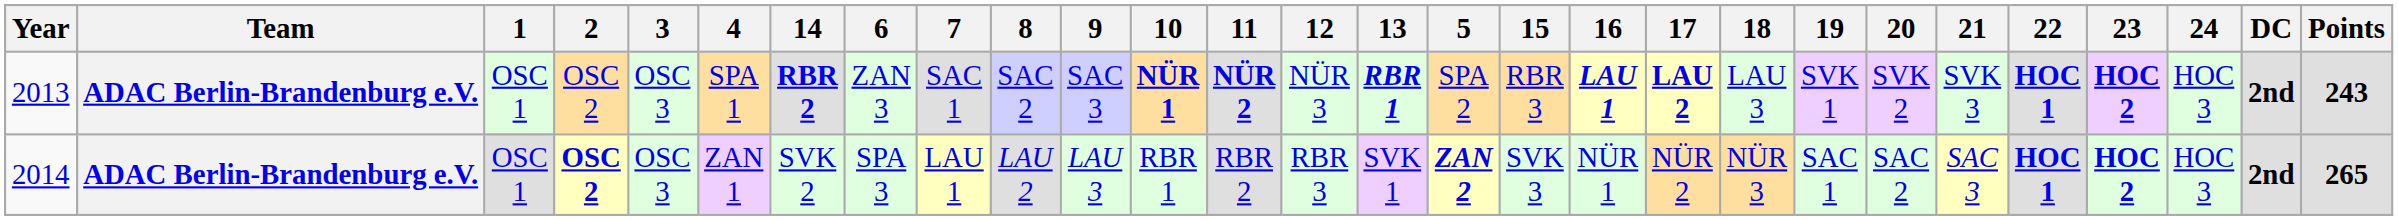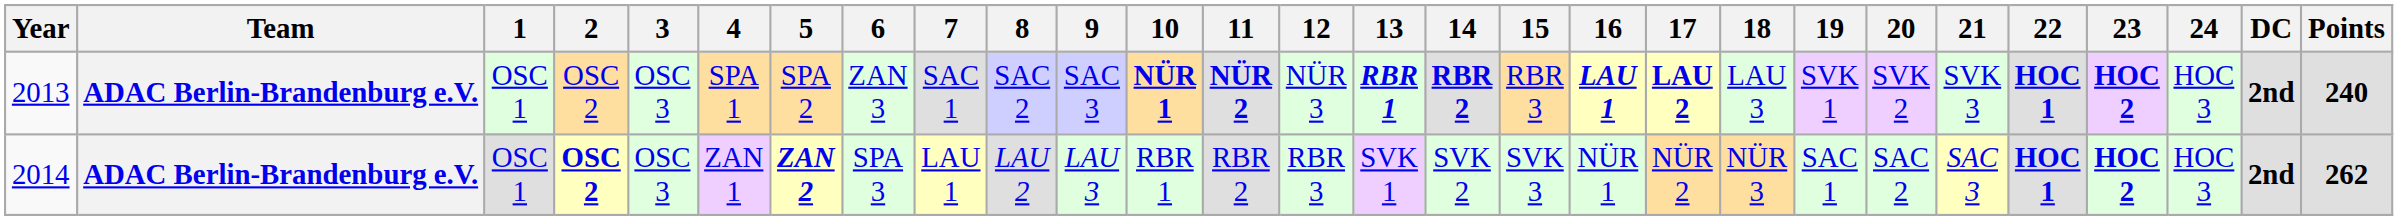columns swapped: (1464, 27) <-> (807, 27)
(2347, 92) 243 -> (2347, 92) 240
(2347, 173) 265 -> (2347, 173) 262
